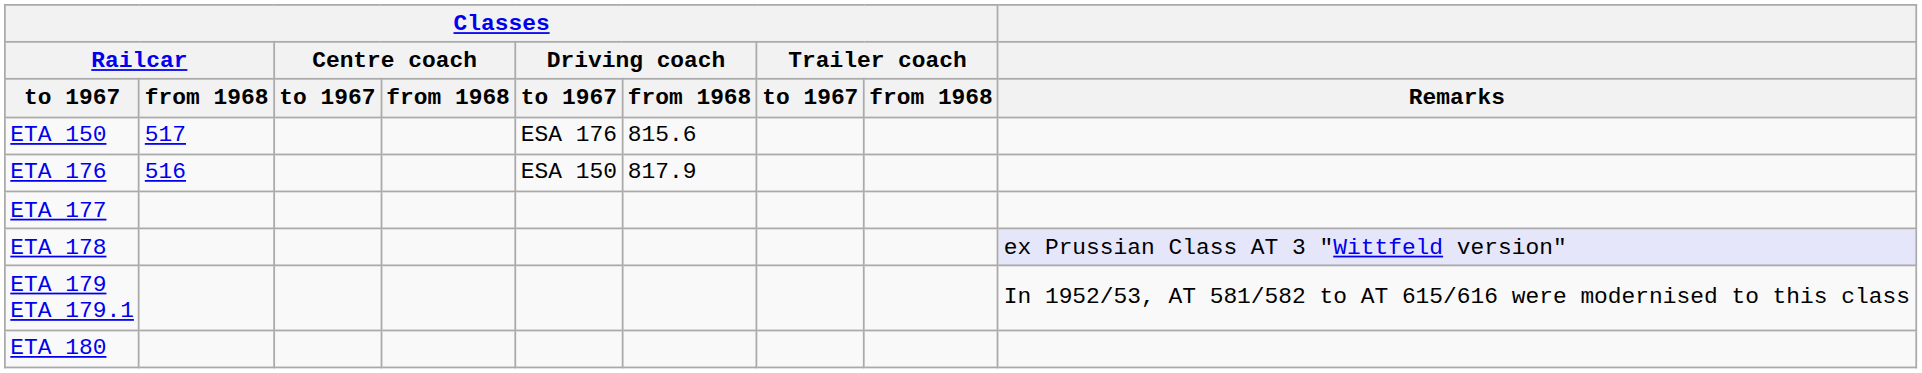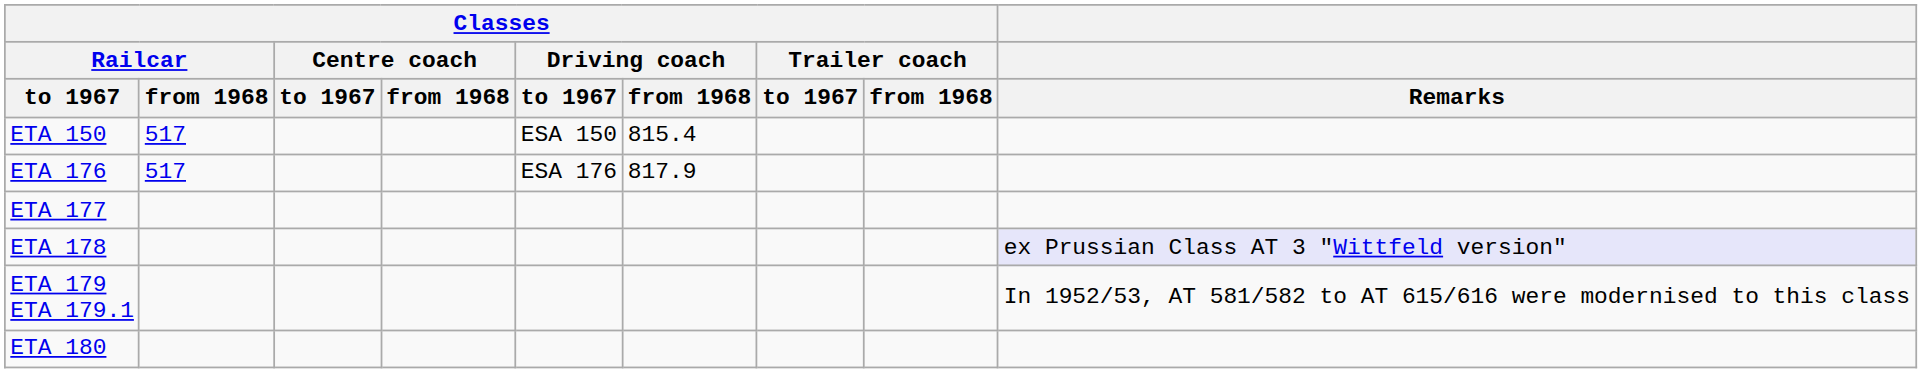(569, 135) ESA 176 -> (569, 135) ESA 150
(662, 135) 815.6 -> (662, 135) 815.4
(165, 173) 516 -> (165, 173) 517
(569, 173) ESA 150 -> (569, 173) ESA 176
